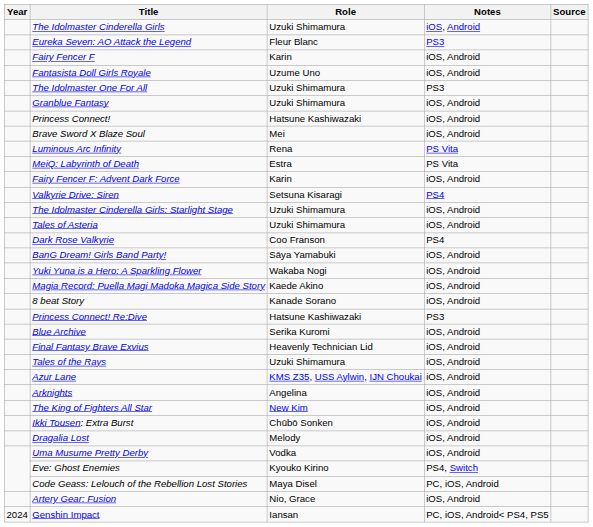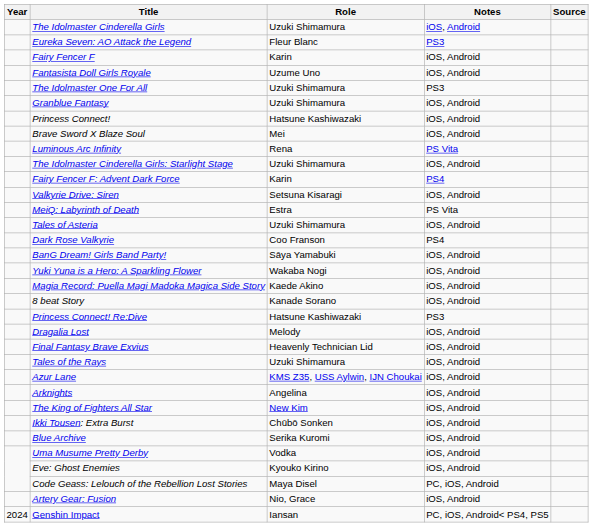rows swapped: (133, 210) <-> (86, 164)
(453, 179) iOS, Android -> (435, 179) PS4
(435, 194) PS4 -> (453, 194) iOS, Android
rows swapped: (61, 438) <-> (59, 331)
(452, 468) PS4, Switch -> (453, 468) iOS, Android
